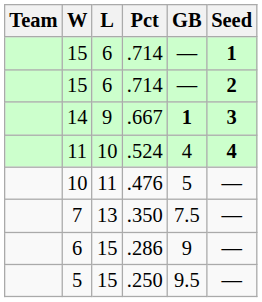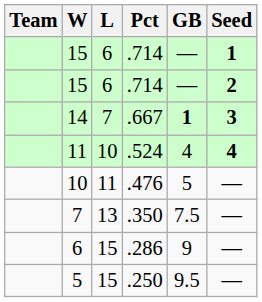(107, 118) 9 -> (107, 118) 7
